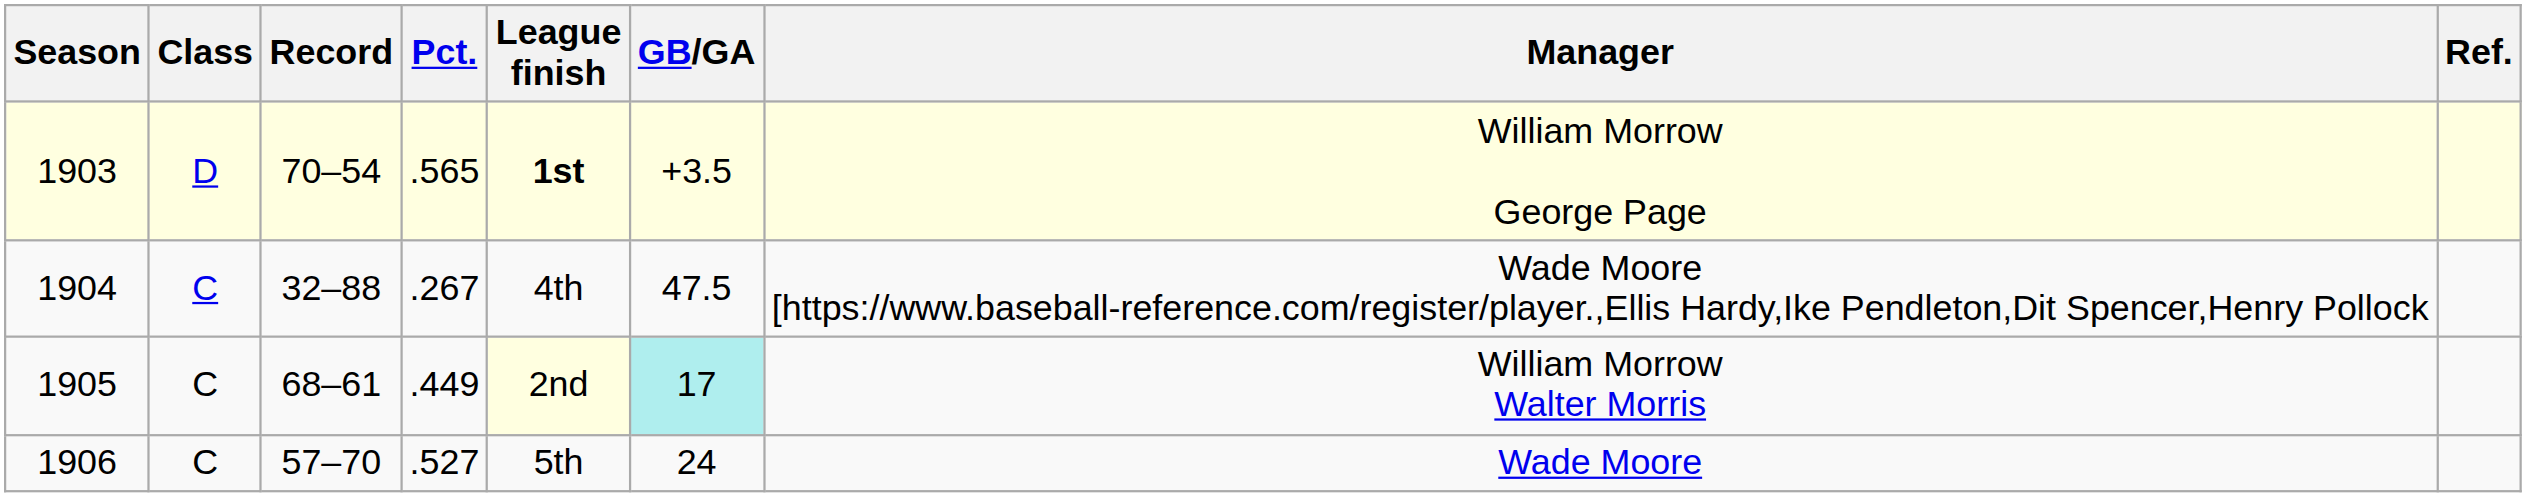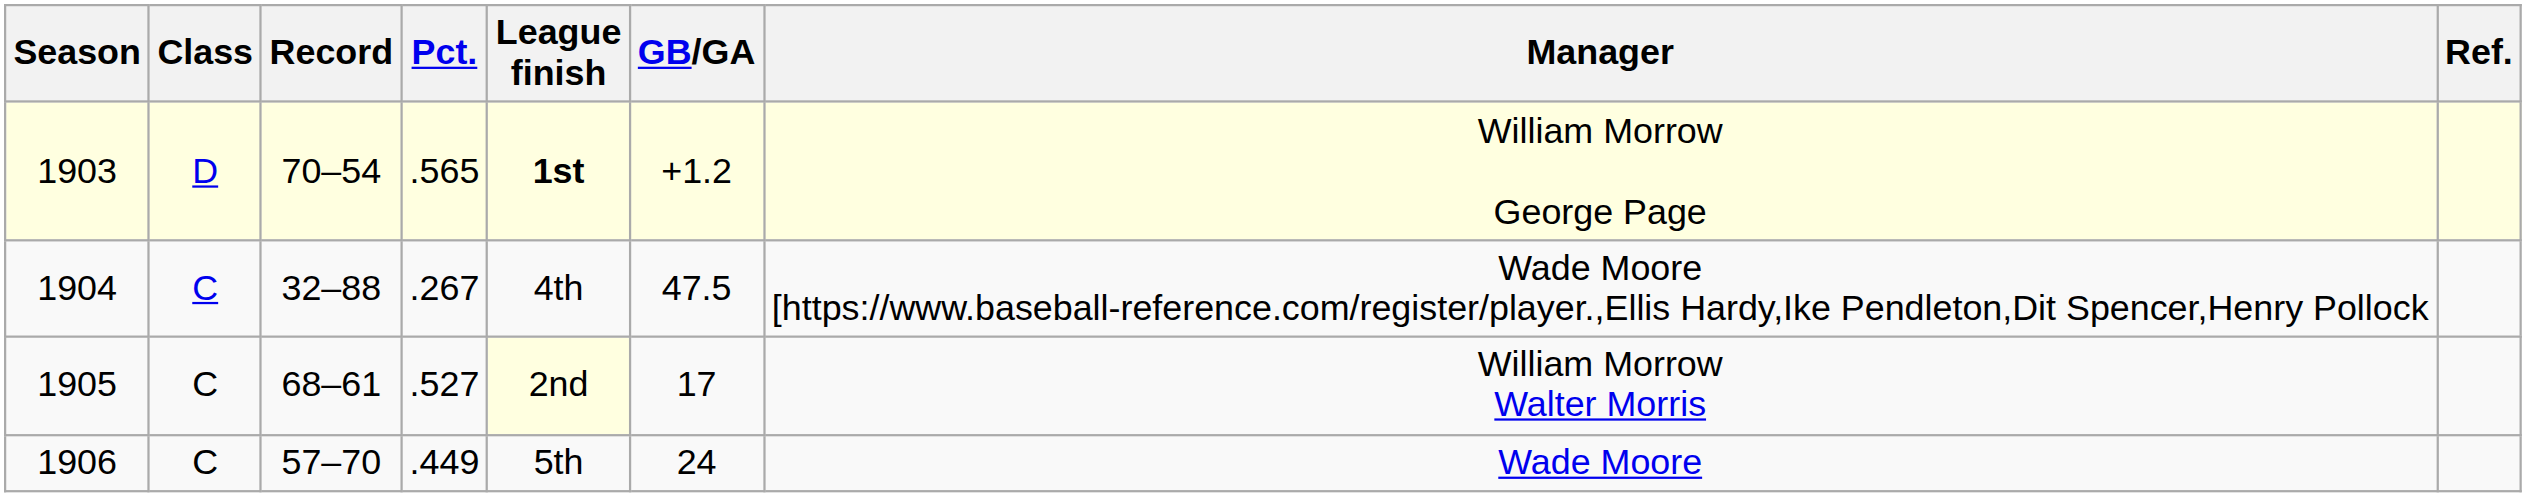(697, 170) +3.5 -> (697, 170) +1.2
(444, 384) .449 -> (444, 384) .527
(697, 384) paleturquoise background -> (697, 384) no background
(444, 461) .527 -> (444, 461) .449
